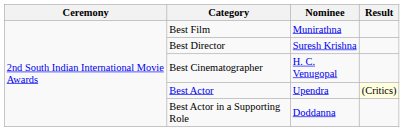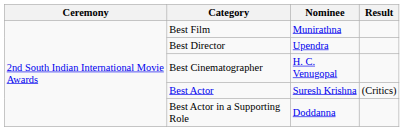(325, 45) Suresh Krishna -> (311, 45) Upendra
(311, 90) Upendra -> (325, 90) Suresh Krishna
(379, 90) lightyellow background -> (379, 90) no background
